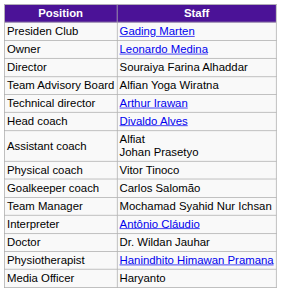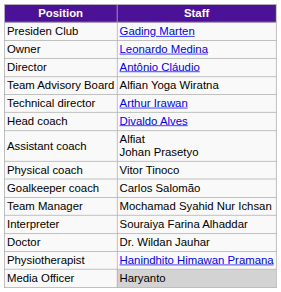(184, 67) Souraiya Farina Alhaddar -> (160, 67) Antônio Cláudio
(160, 224) Antônio Cláudio -> (184, 224) Souraiya Farina Alhaddar
(143, 278) no background -> (143, 278) lightgrey background
